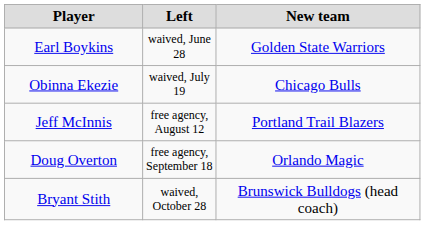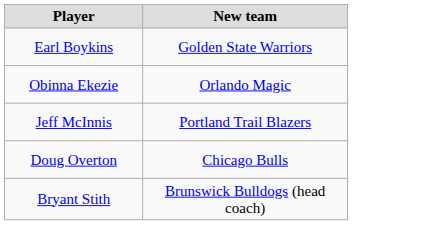- column: (179, 16)
(318, 84) Chicago Bulls -> (245, 84) Orlando Magic
(318, 159) Orlando Magic -> (245, 159) Chicago Bulls
